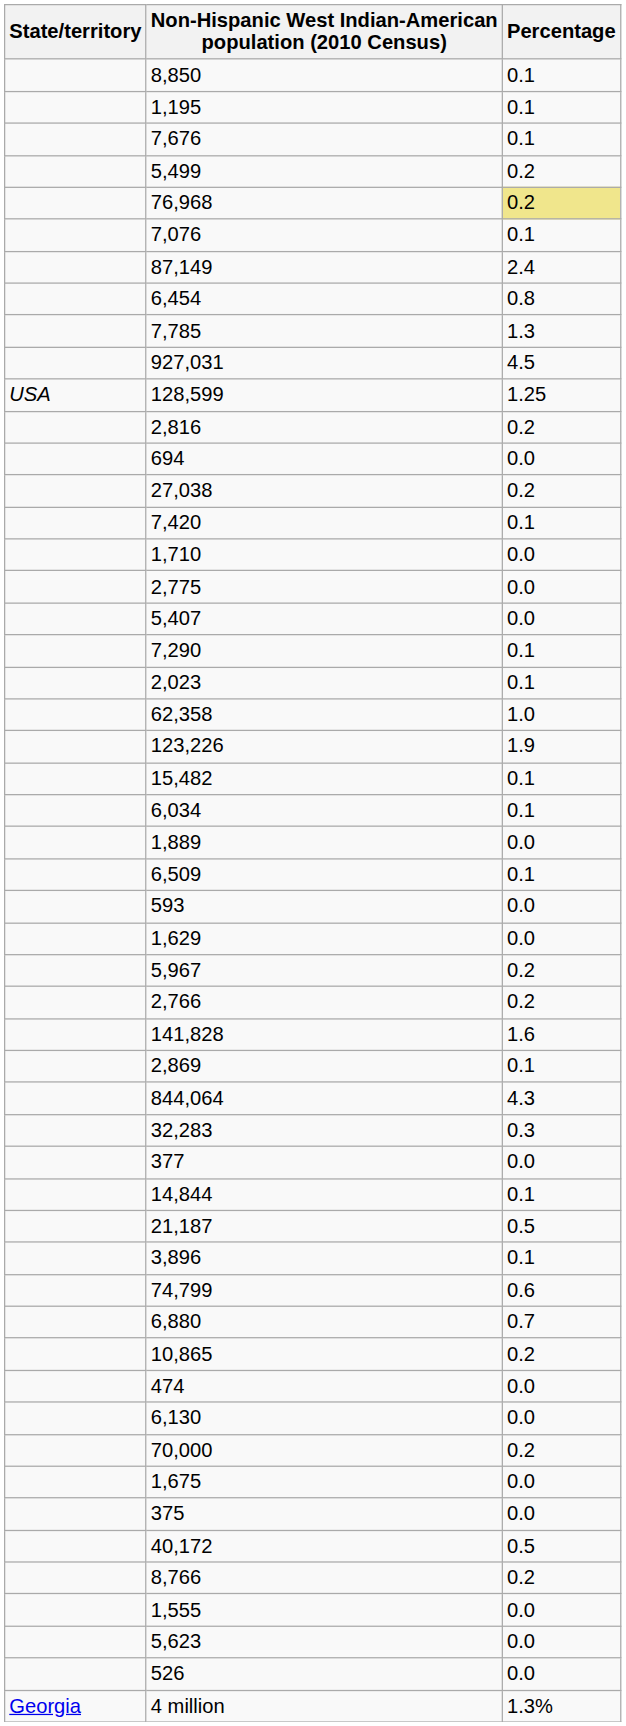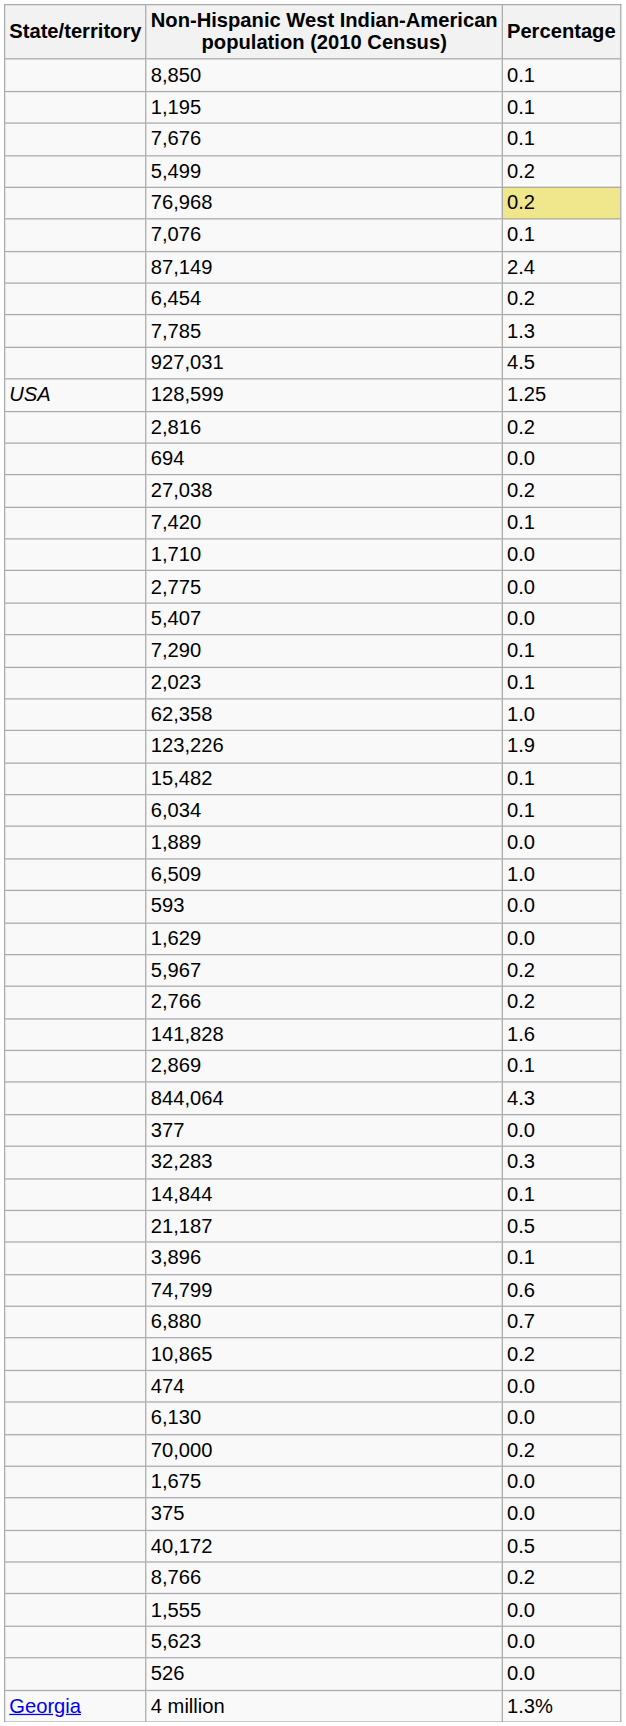(521, 298) 0.8 -> (521, 298) 0.2
(521, 874) 0.1 -> (521, 874) 1.0
rows swapped: (182, 1130) <-> (168, 1162)
